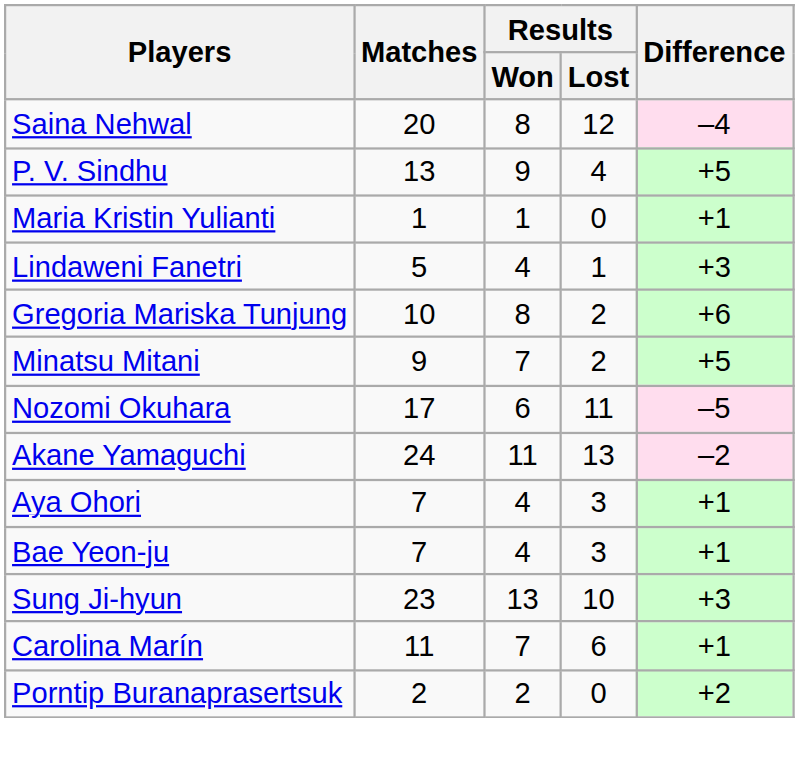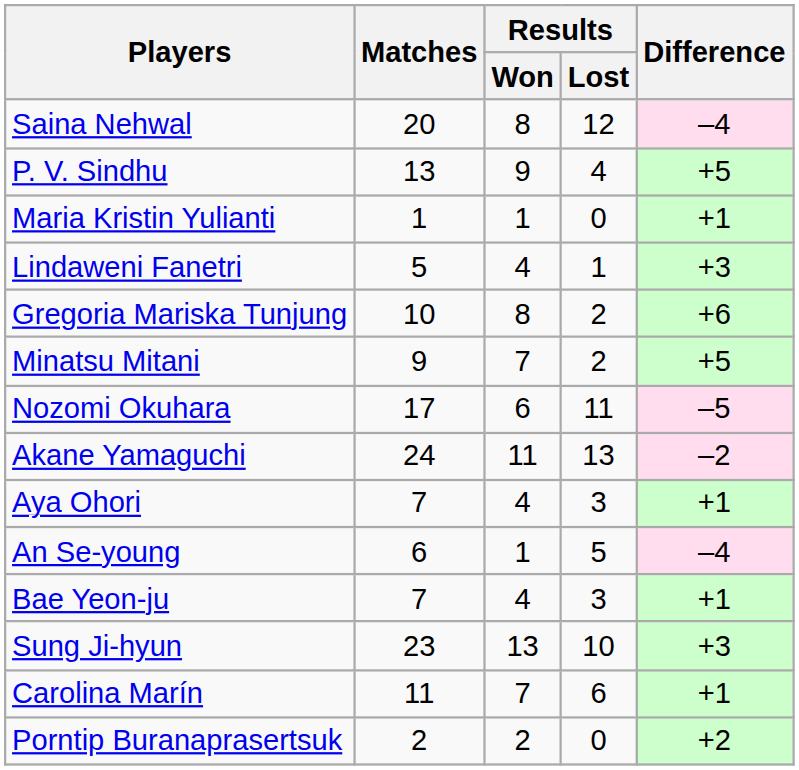+ row: (96, 551)
